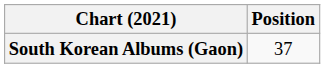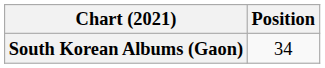(283, 48) 37 -> (283, 48) 34
